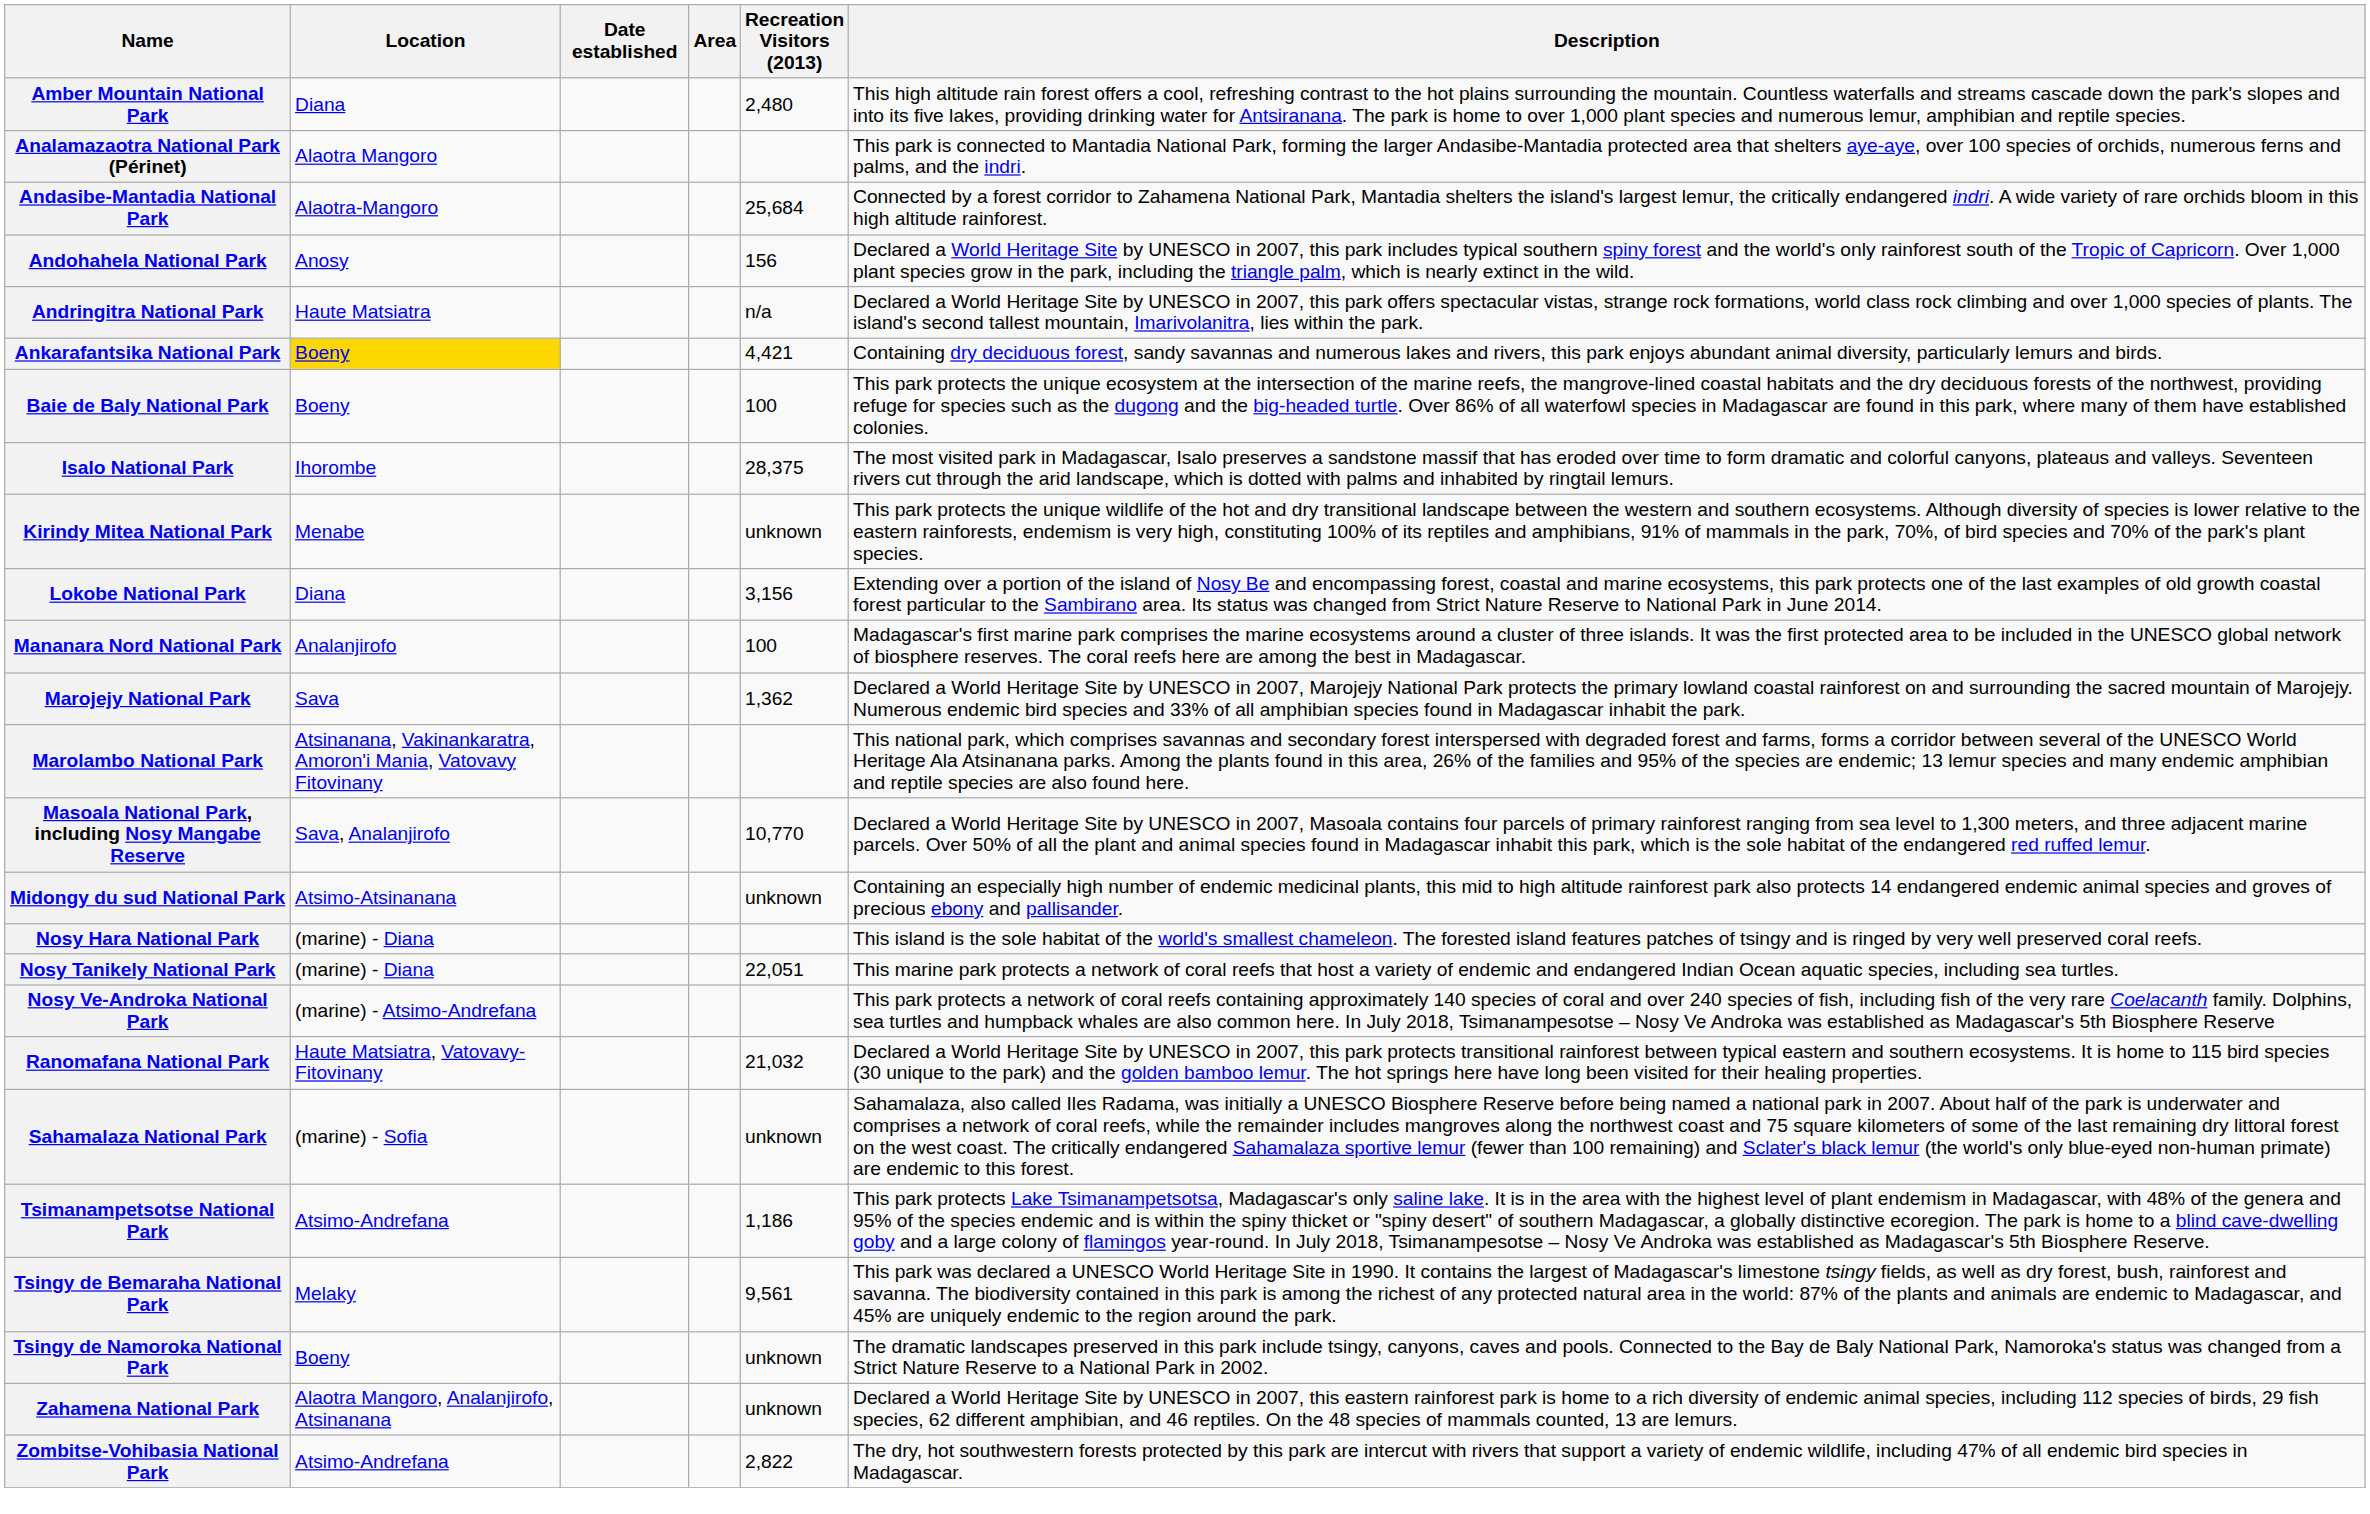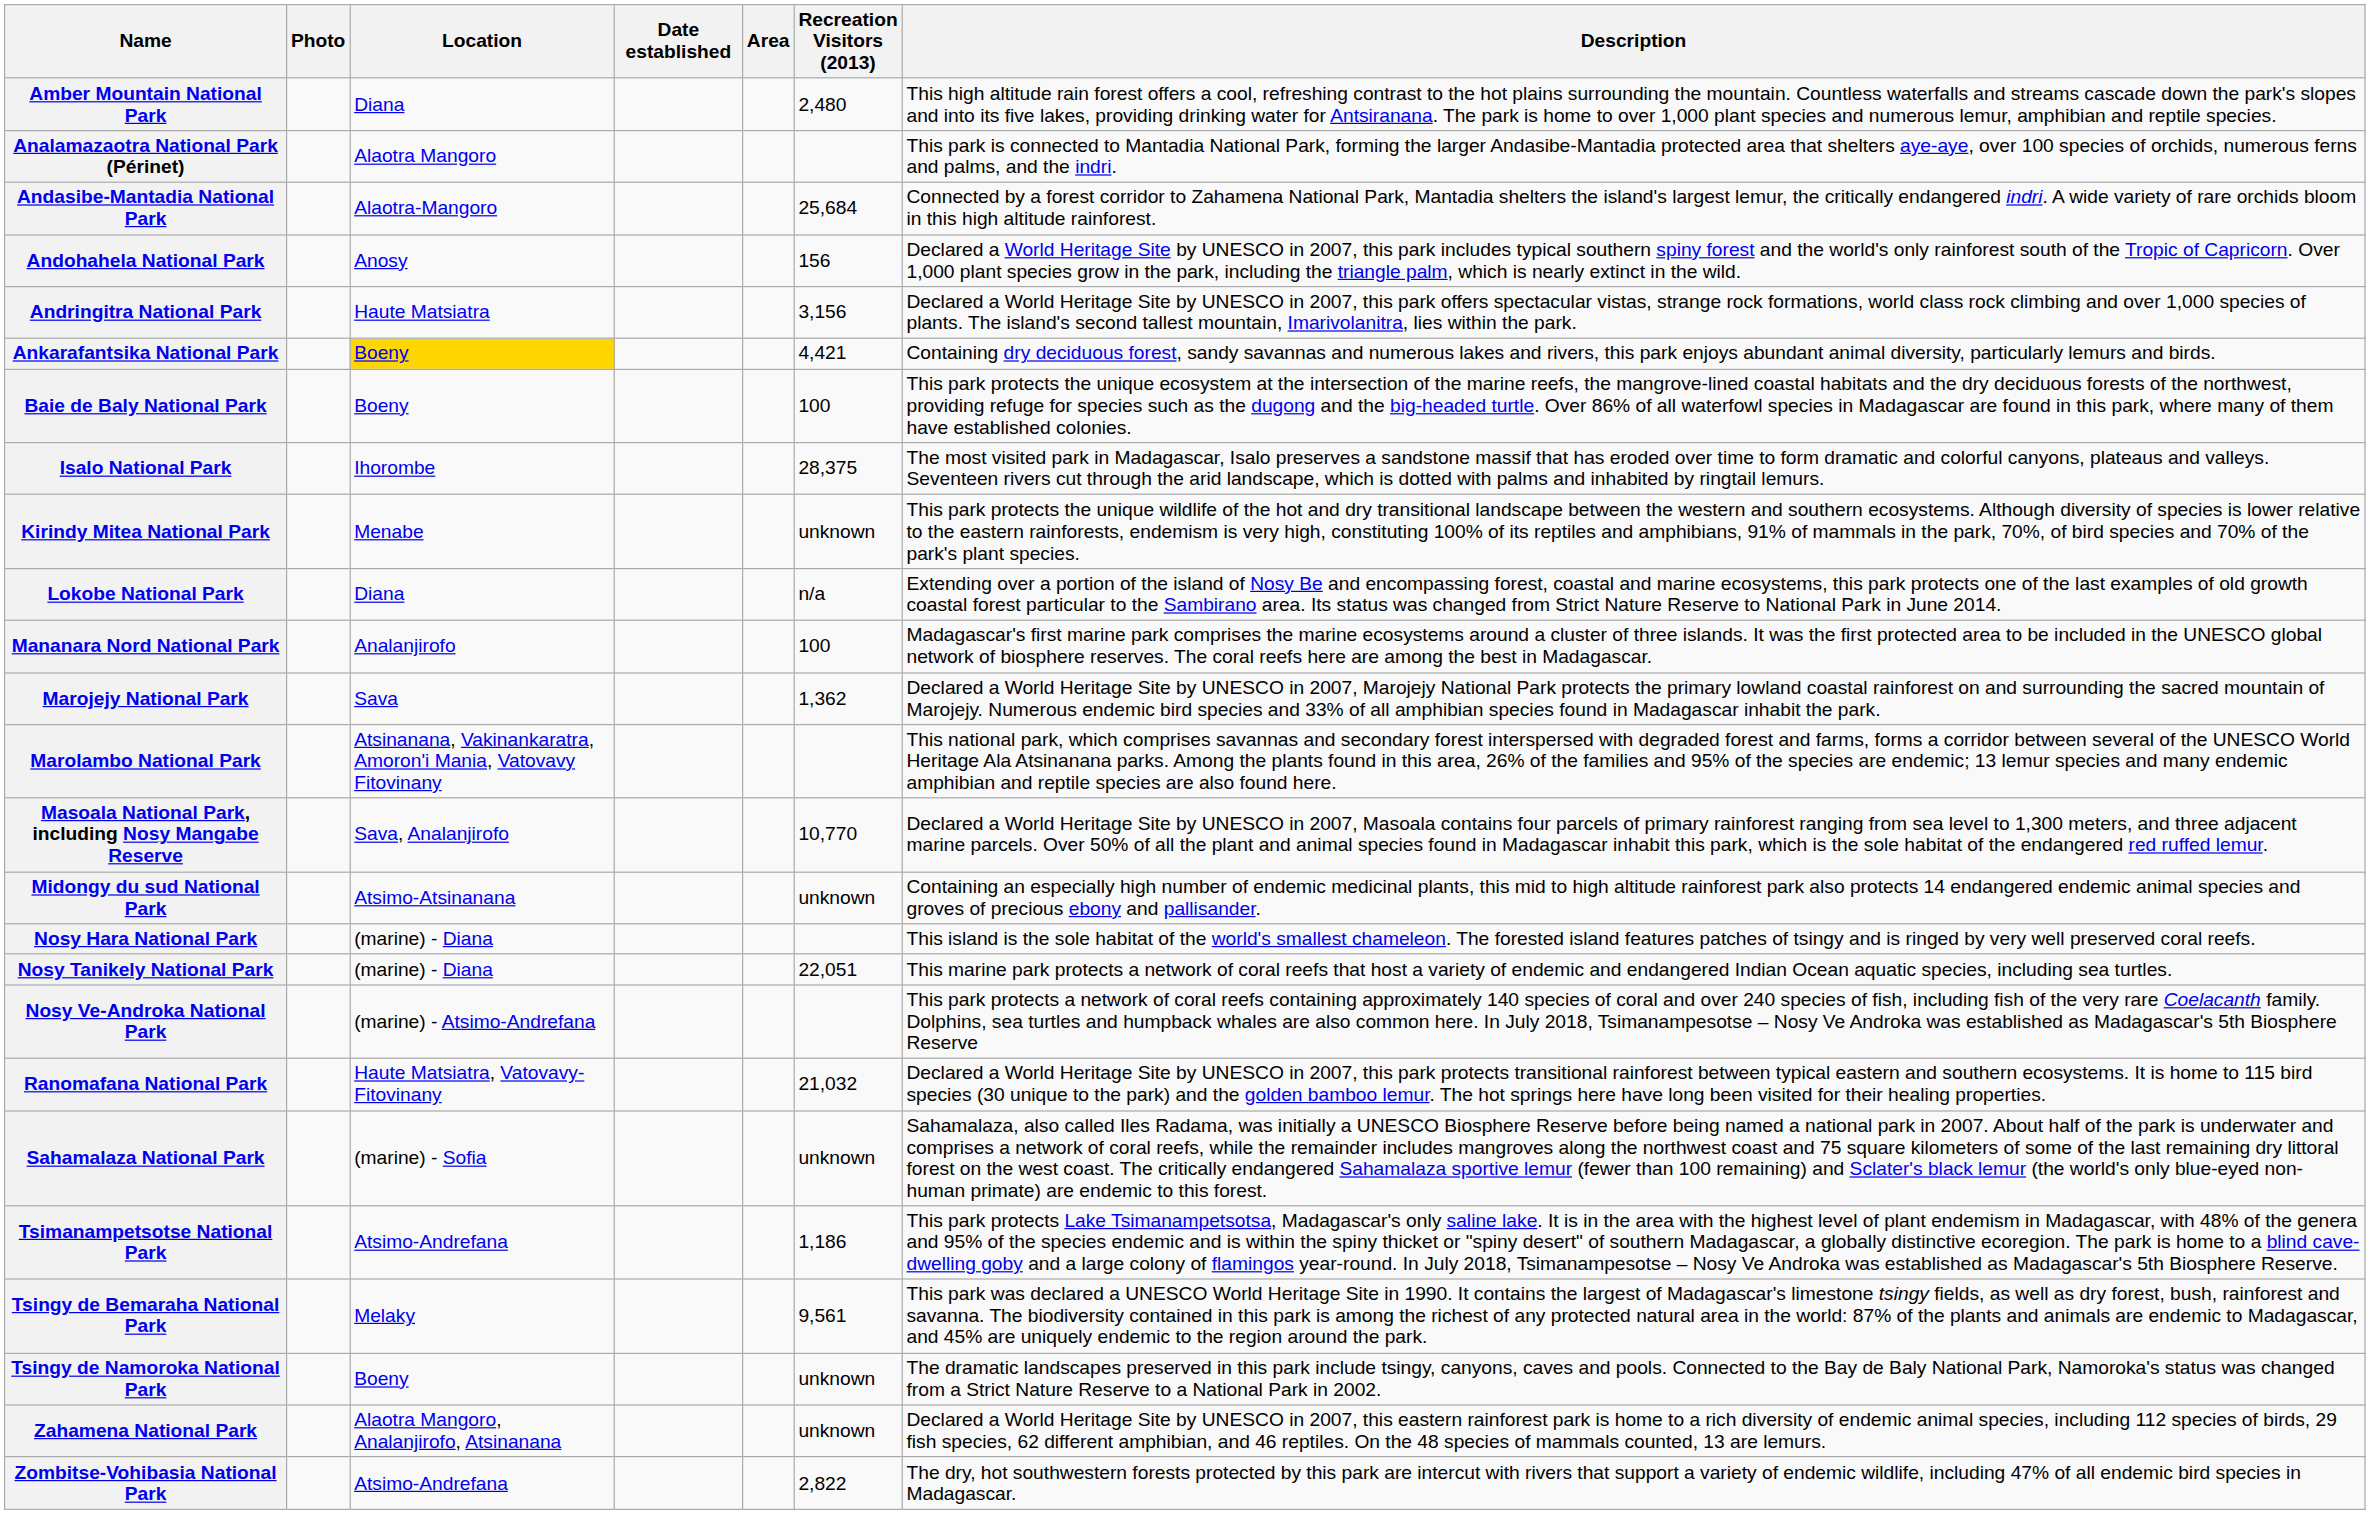+ column: (318, 41)
(758, 312) n/a -> (822, 312) 3,156
(769, 594) 3,156 -> (812, 594) n/a
